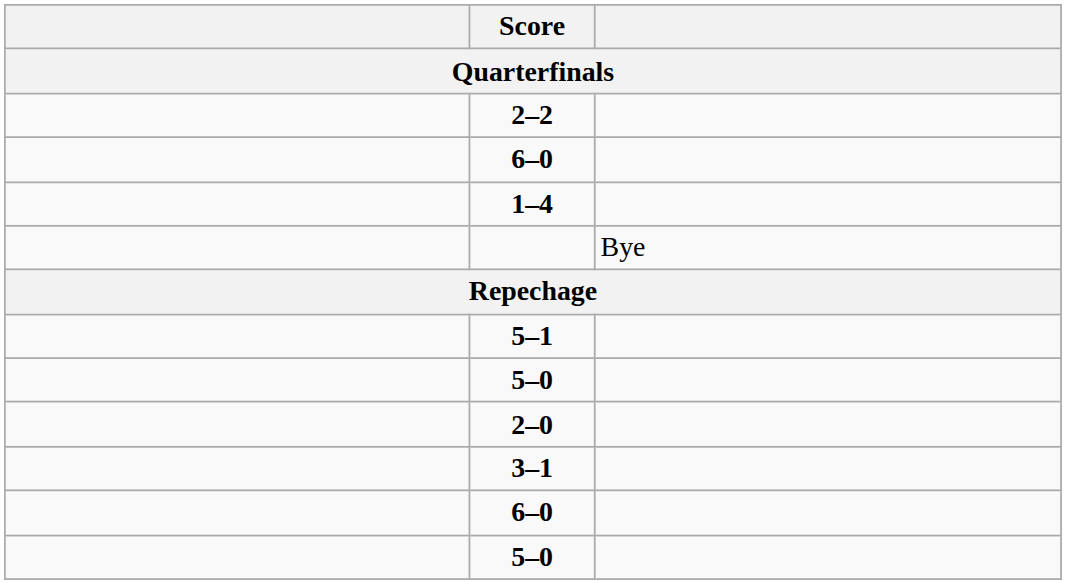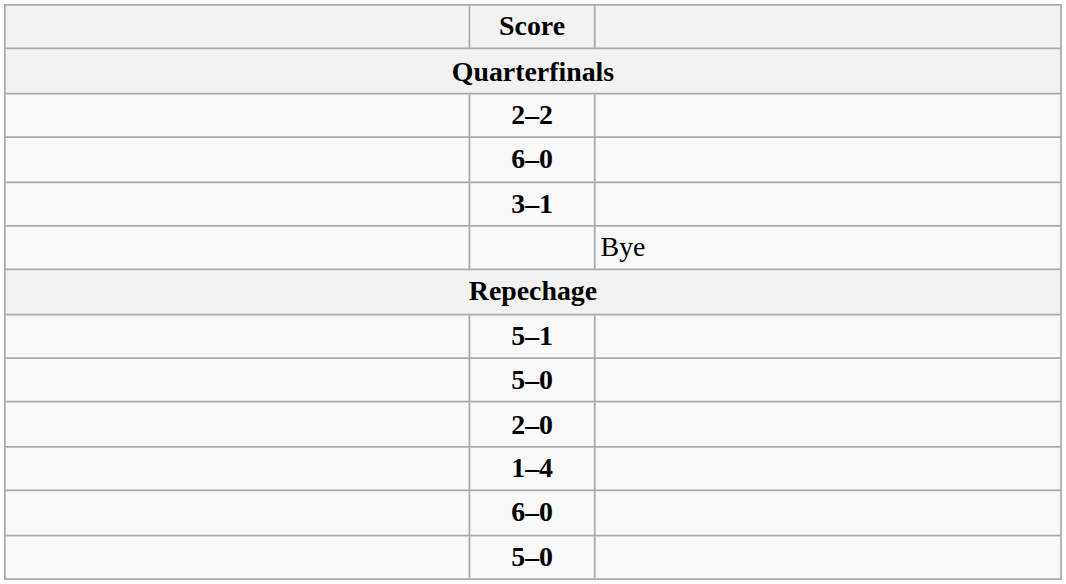rows swapped: (532, 468) <-> (532, 203)
